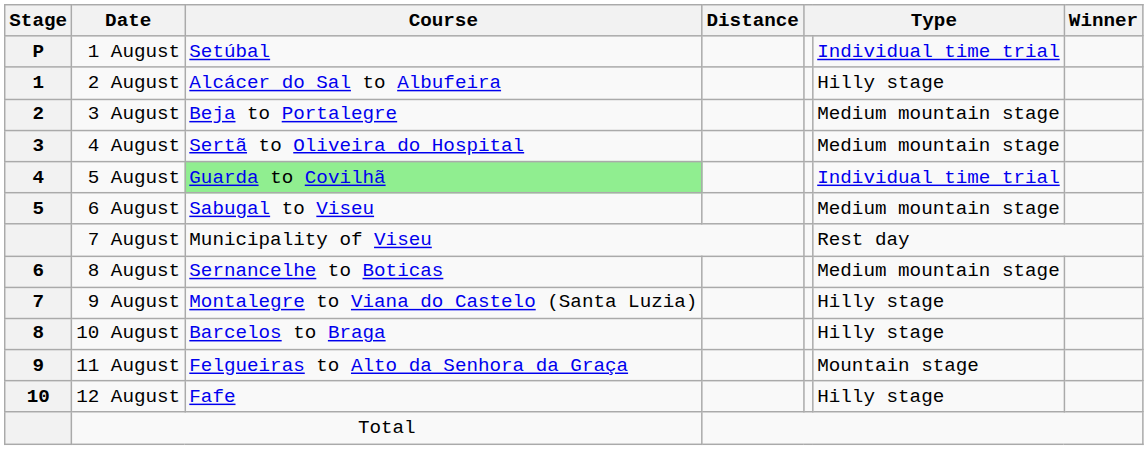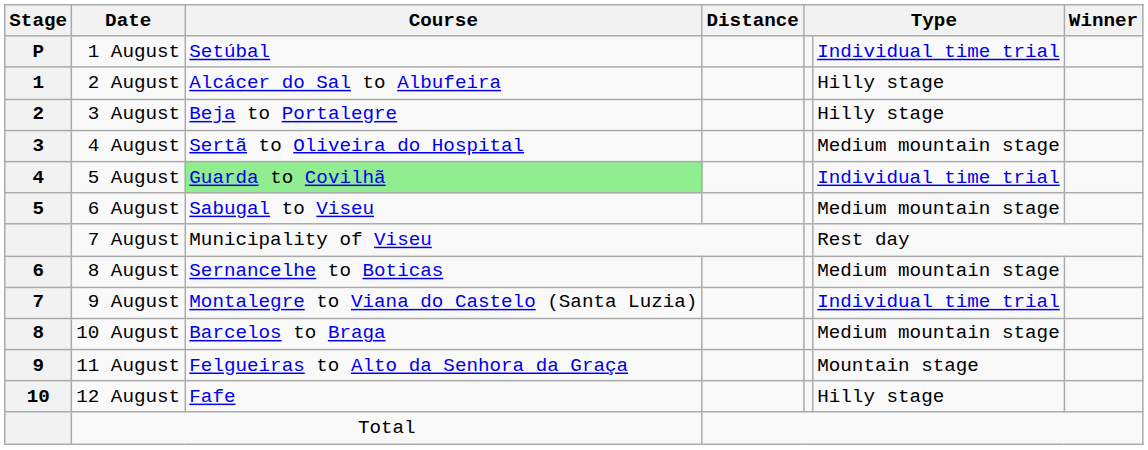(938, 114) Medium mountain stage -> (881, 114) Hilly stage
(881, 303) Hilly stage -> (938, 303) Individual time trial
(881, 334) Hilly stage -> (938, 334) Medium mountain stage
